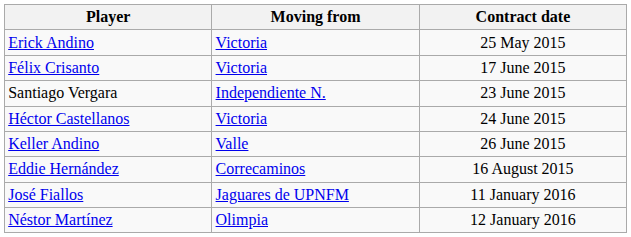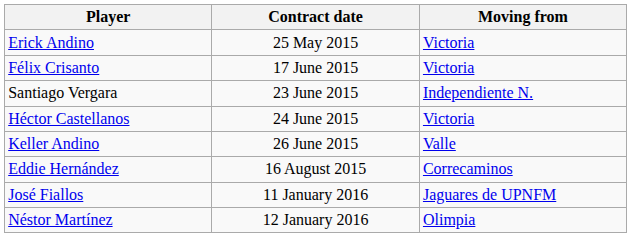columns swapped: (523, 17) <-> (316, 17)
